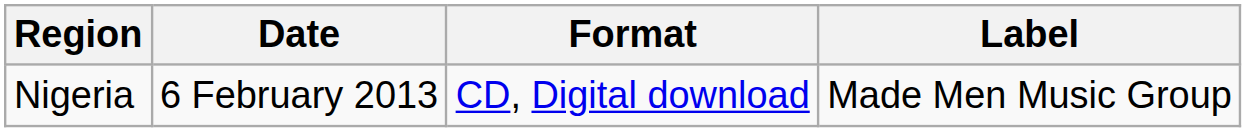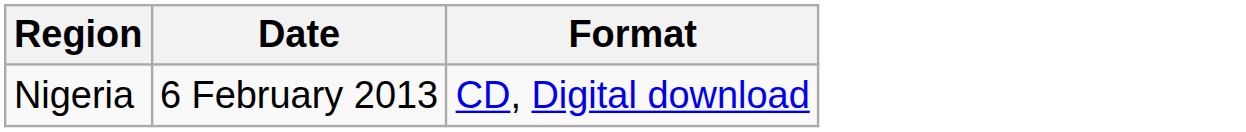- column: (1030, 34)
